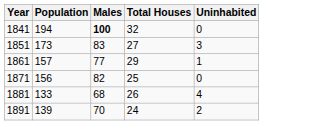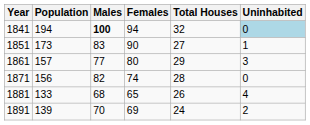+ column: (148, 12)
(199, 29) no background -> (246, 29) lightblue background
(199, 45) 3 -> (246, 45) 1
(199, 62) 1 -> (246, 62) 3
(133, 78) 25 -> (179, 78) 28
